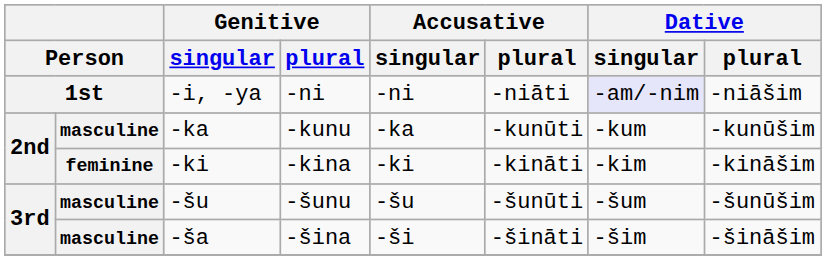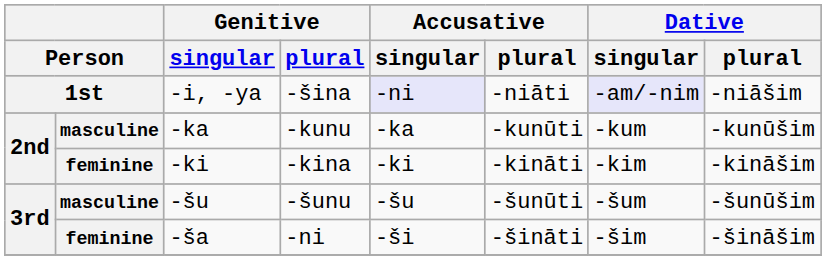(305, 94) -ni -> (318, 94) -šina
(395, 94) no background -> (395, 94) lavender background
(110, 238) masculine -> (110, 238) feminine
(318, 238) -šina -> (305, 238) -ni
